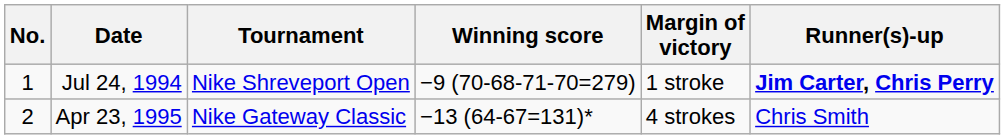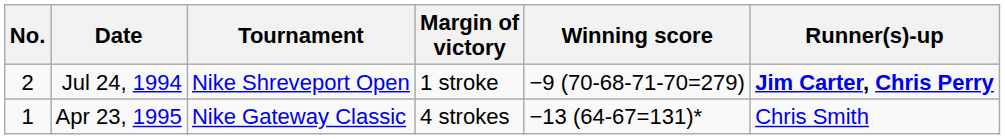columns swapped: (528, 35) <-> (695, 35)
(28, 82) 1 -> (28, 82) 2
(28, 117) 2 -> (28, 117) 1
